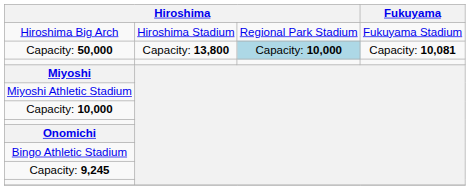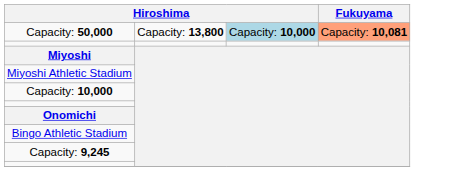- row: (69, 31)
(413, 50) no background -> (364, 31) lightsalmon background
